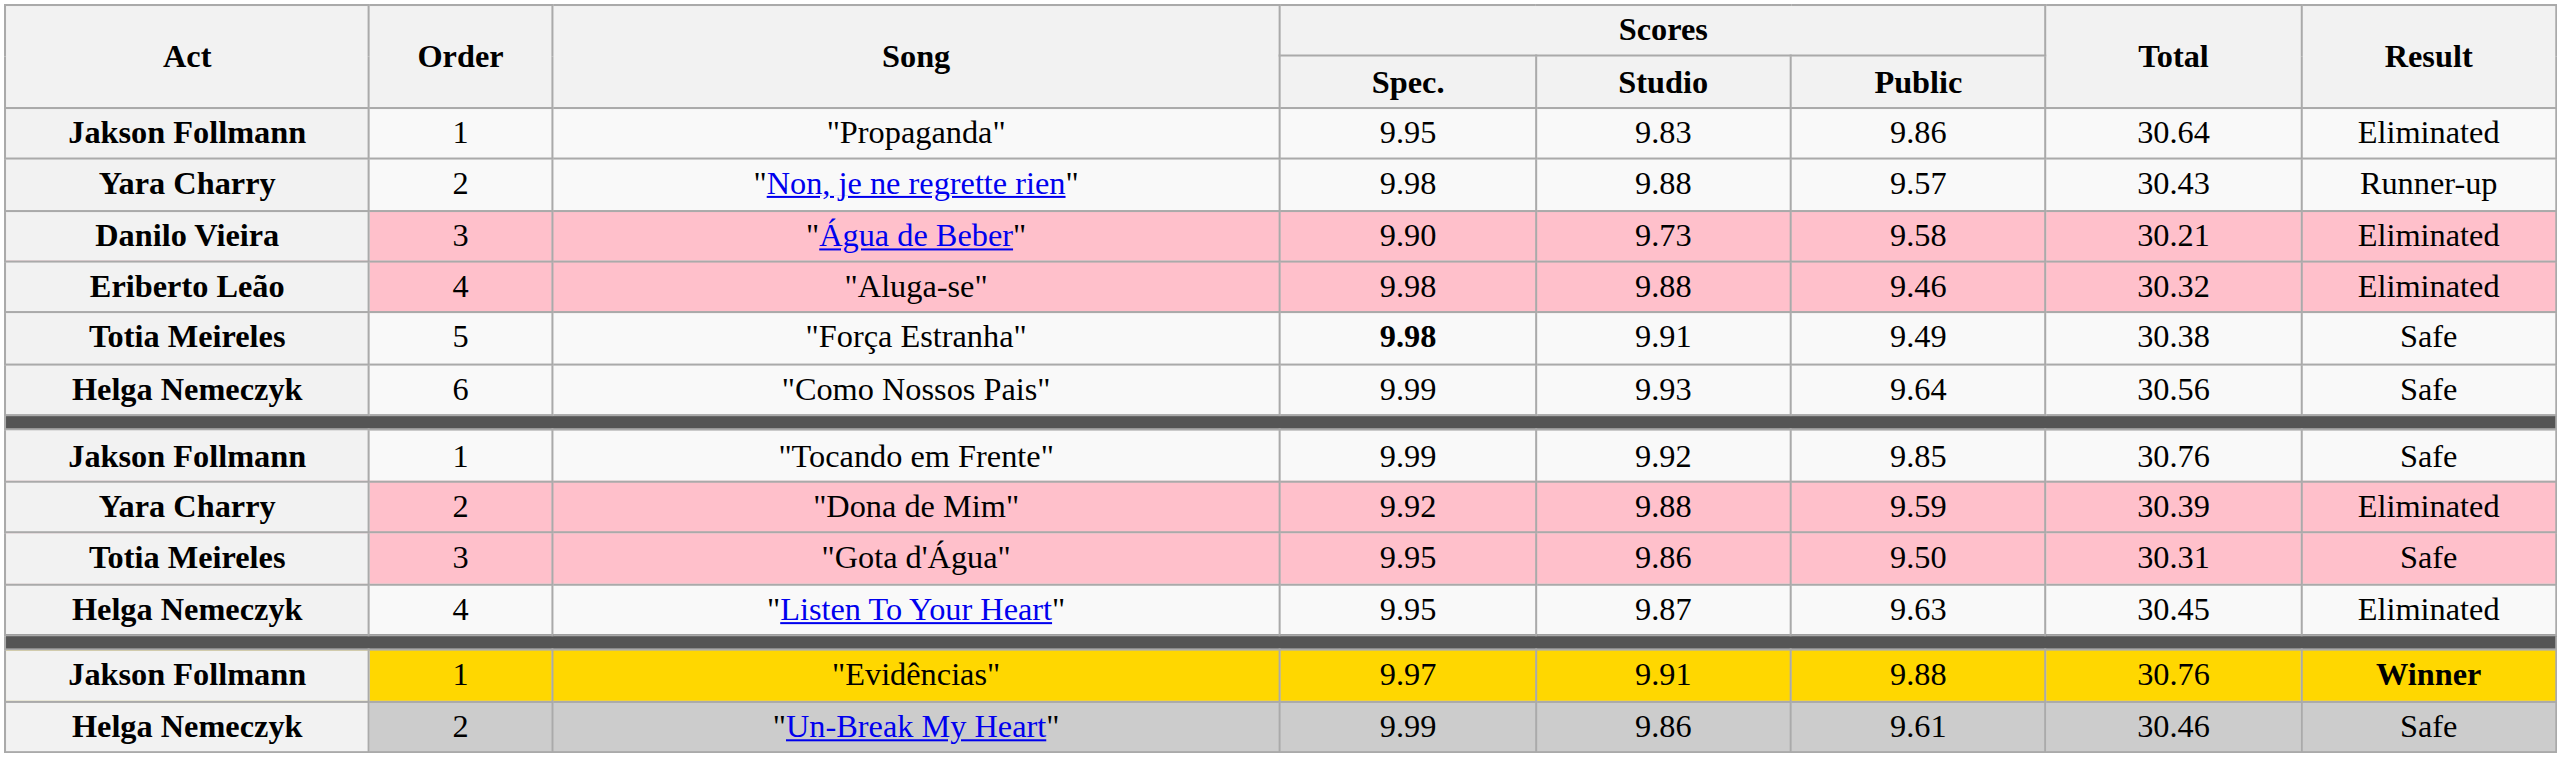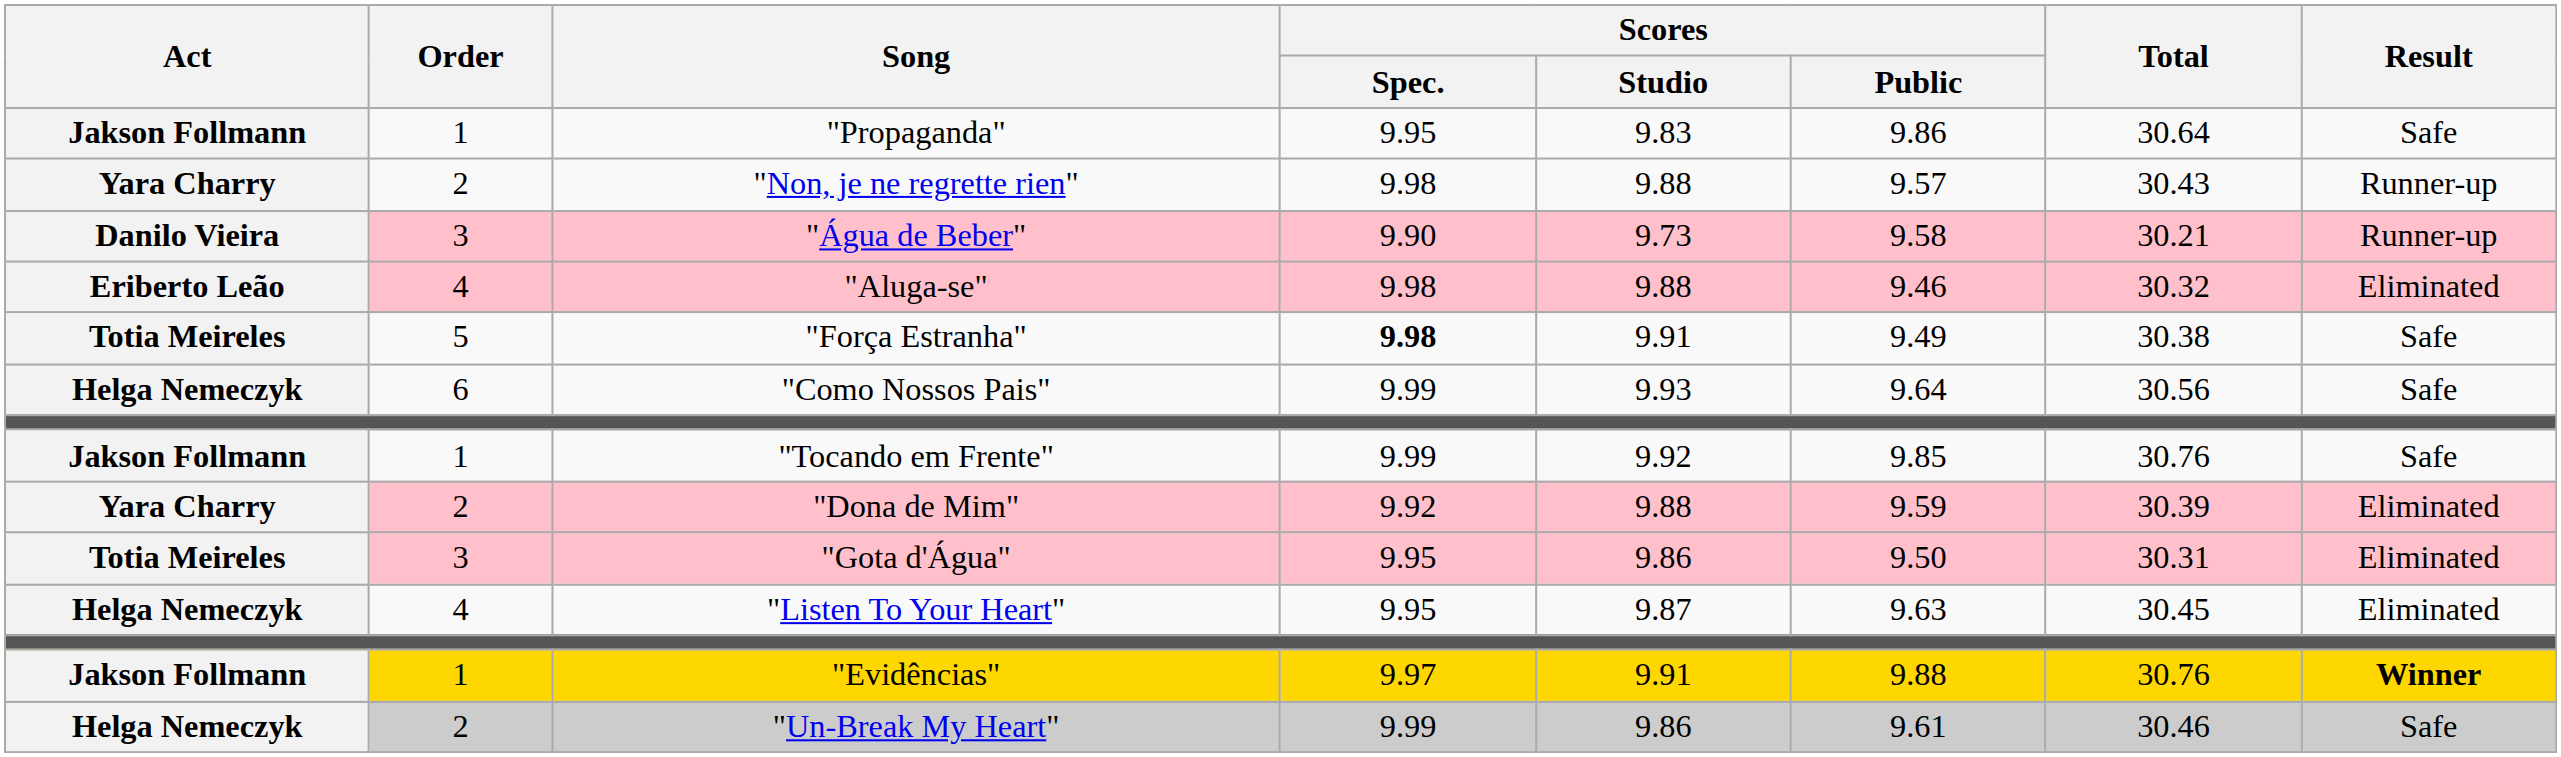(2429, 132) Eliminated -> (2429, 132) Safe
(2429, 235) Eliminated -> (2429, 235) Runner-up
(2429, 557) Safe -> (2429, 557) Eliminated
